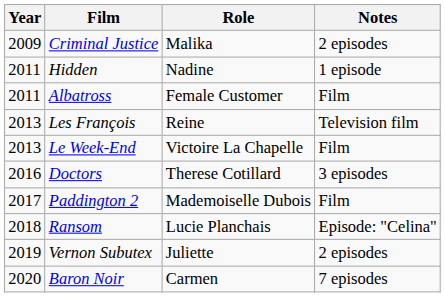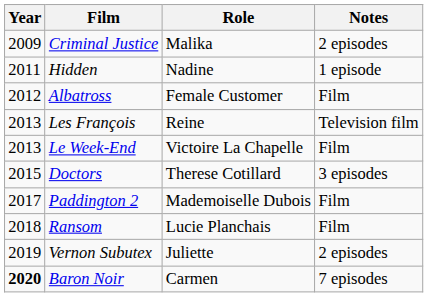(24, 95) 2011 -> (25, 95) 2012
(25, 174) 2016 -> (25, 174) 2015
(378, 226) Episode: "Celina" -> (334, 226) Film
(25, 278) normal -> (25, 278) bold
